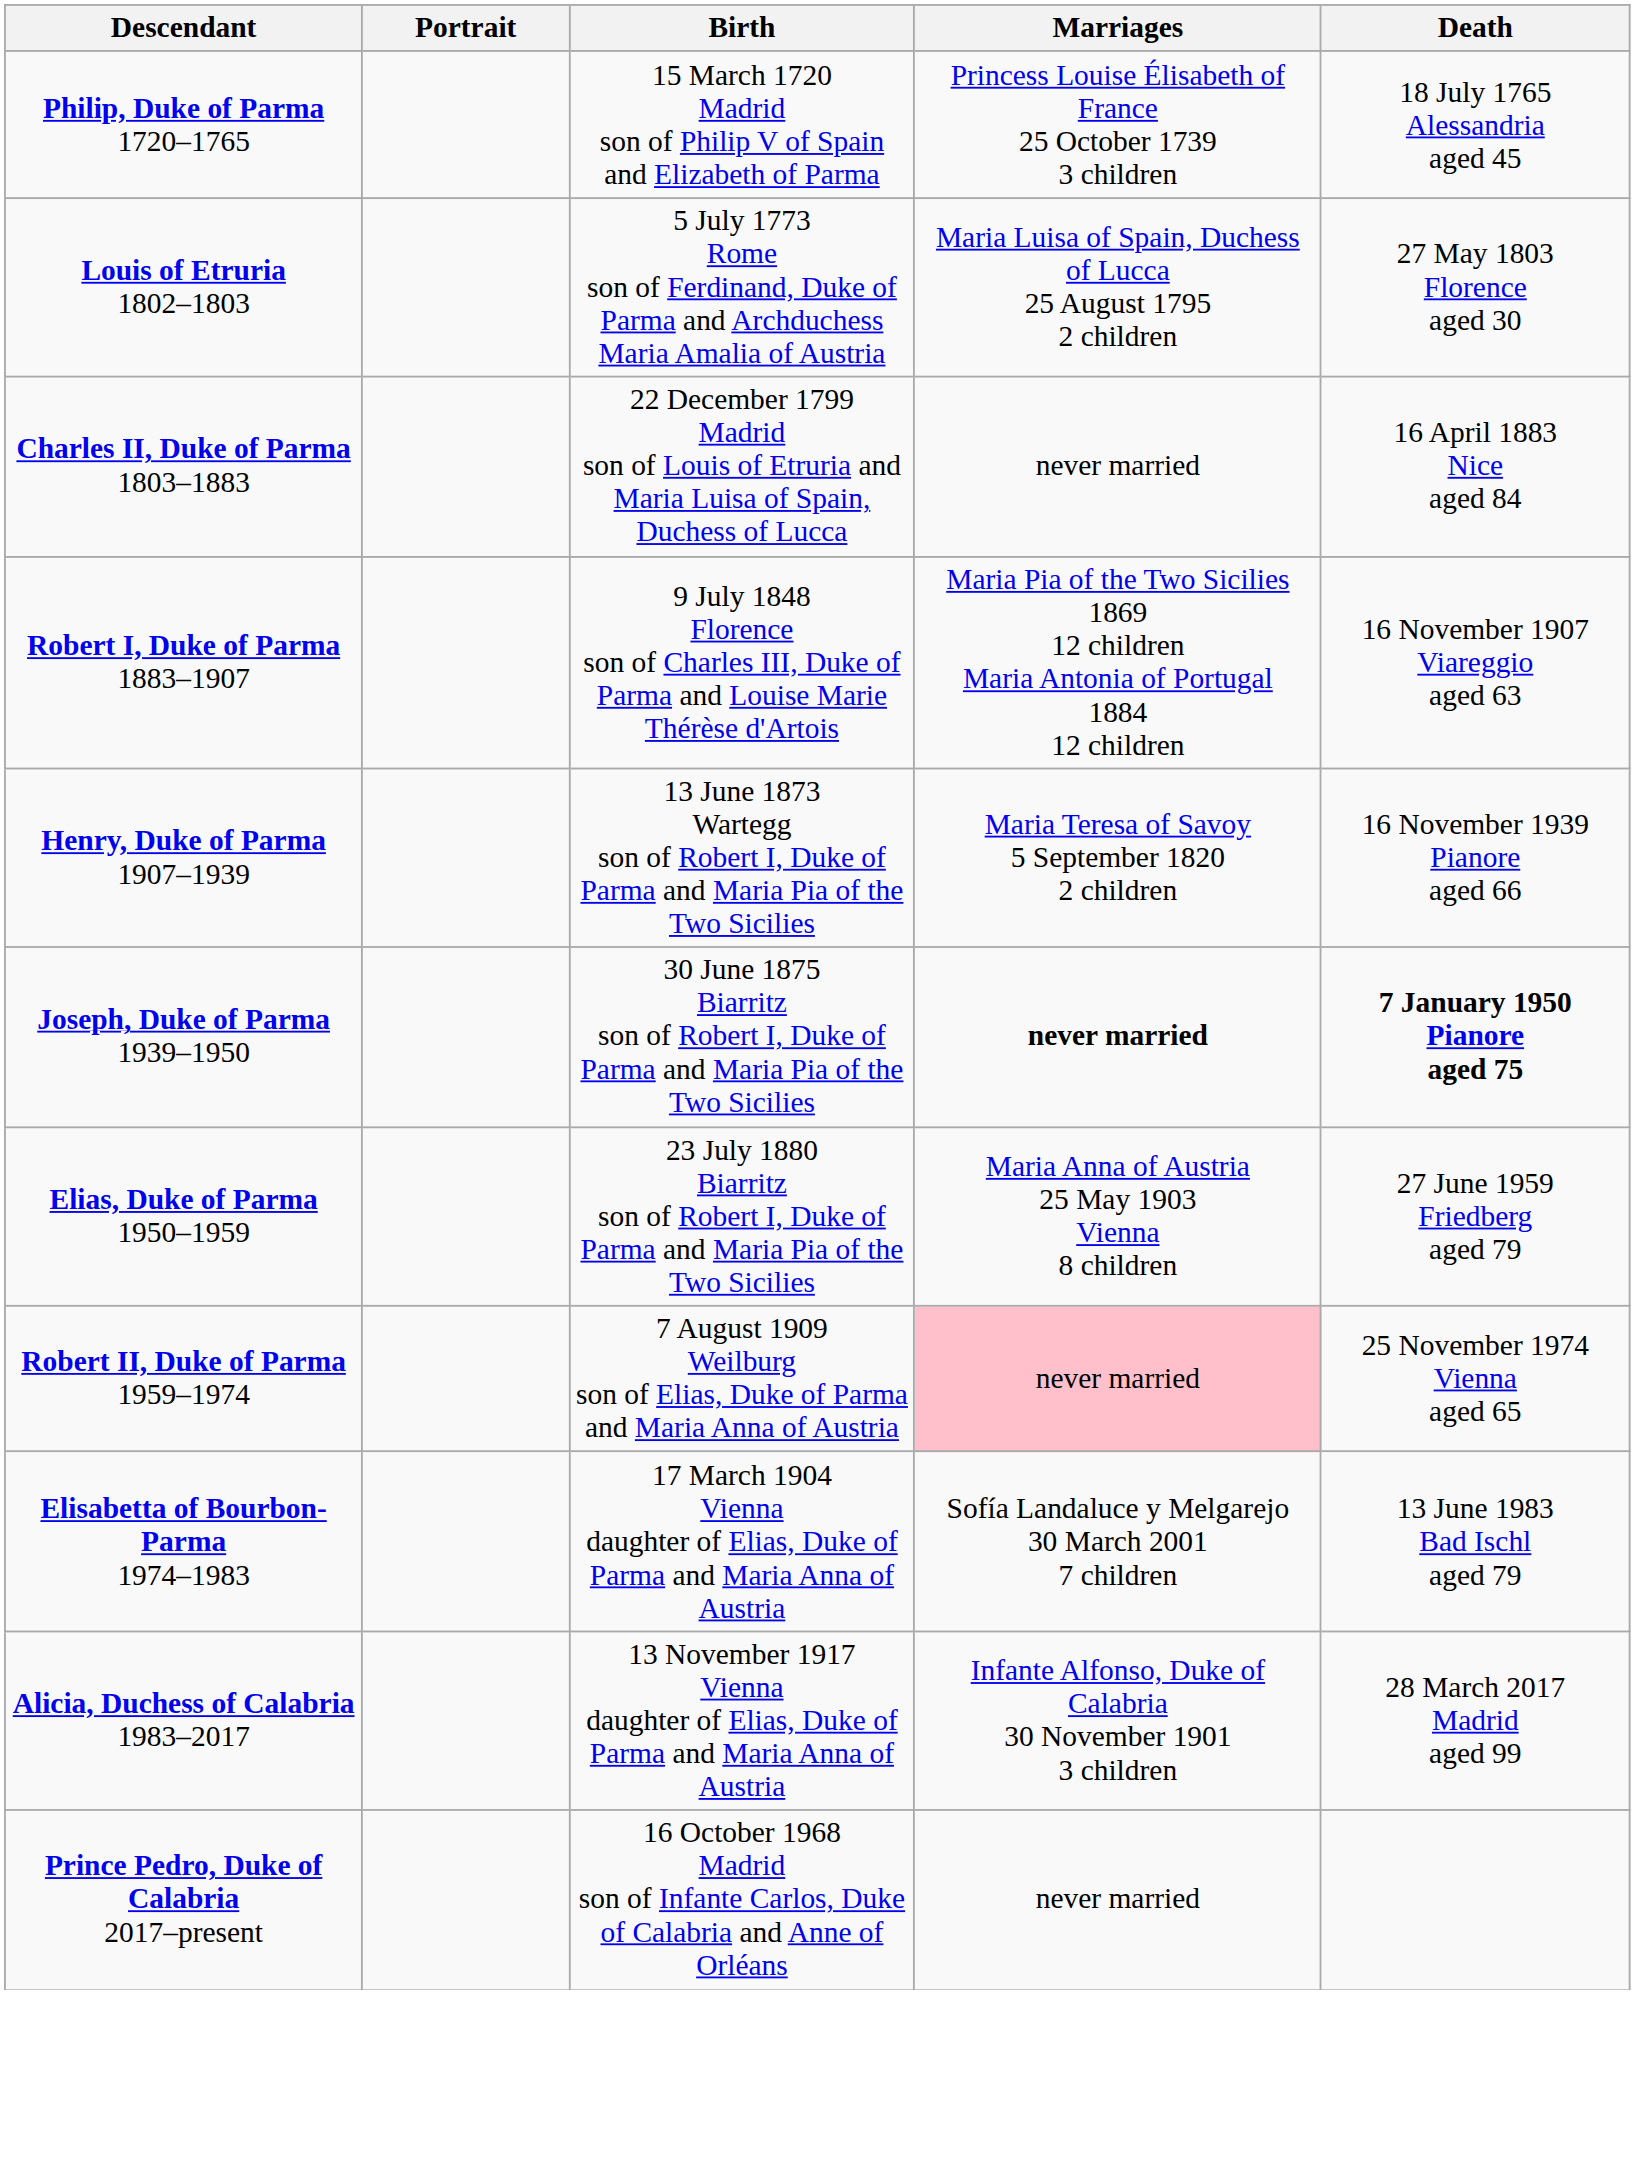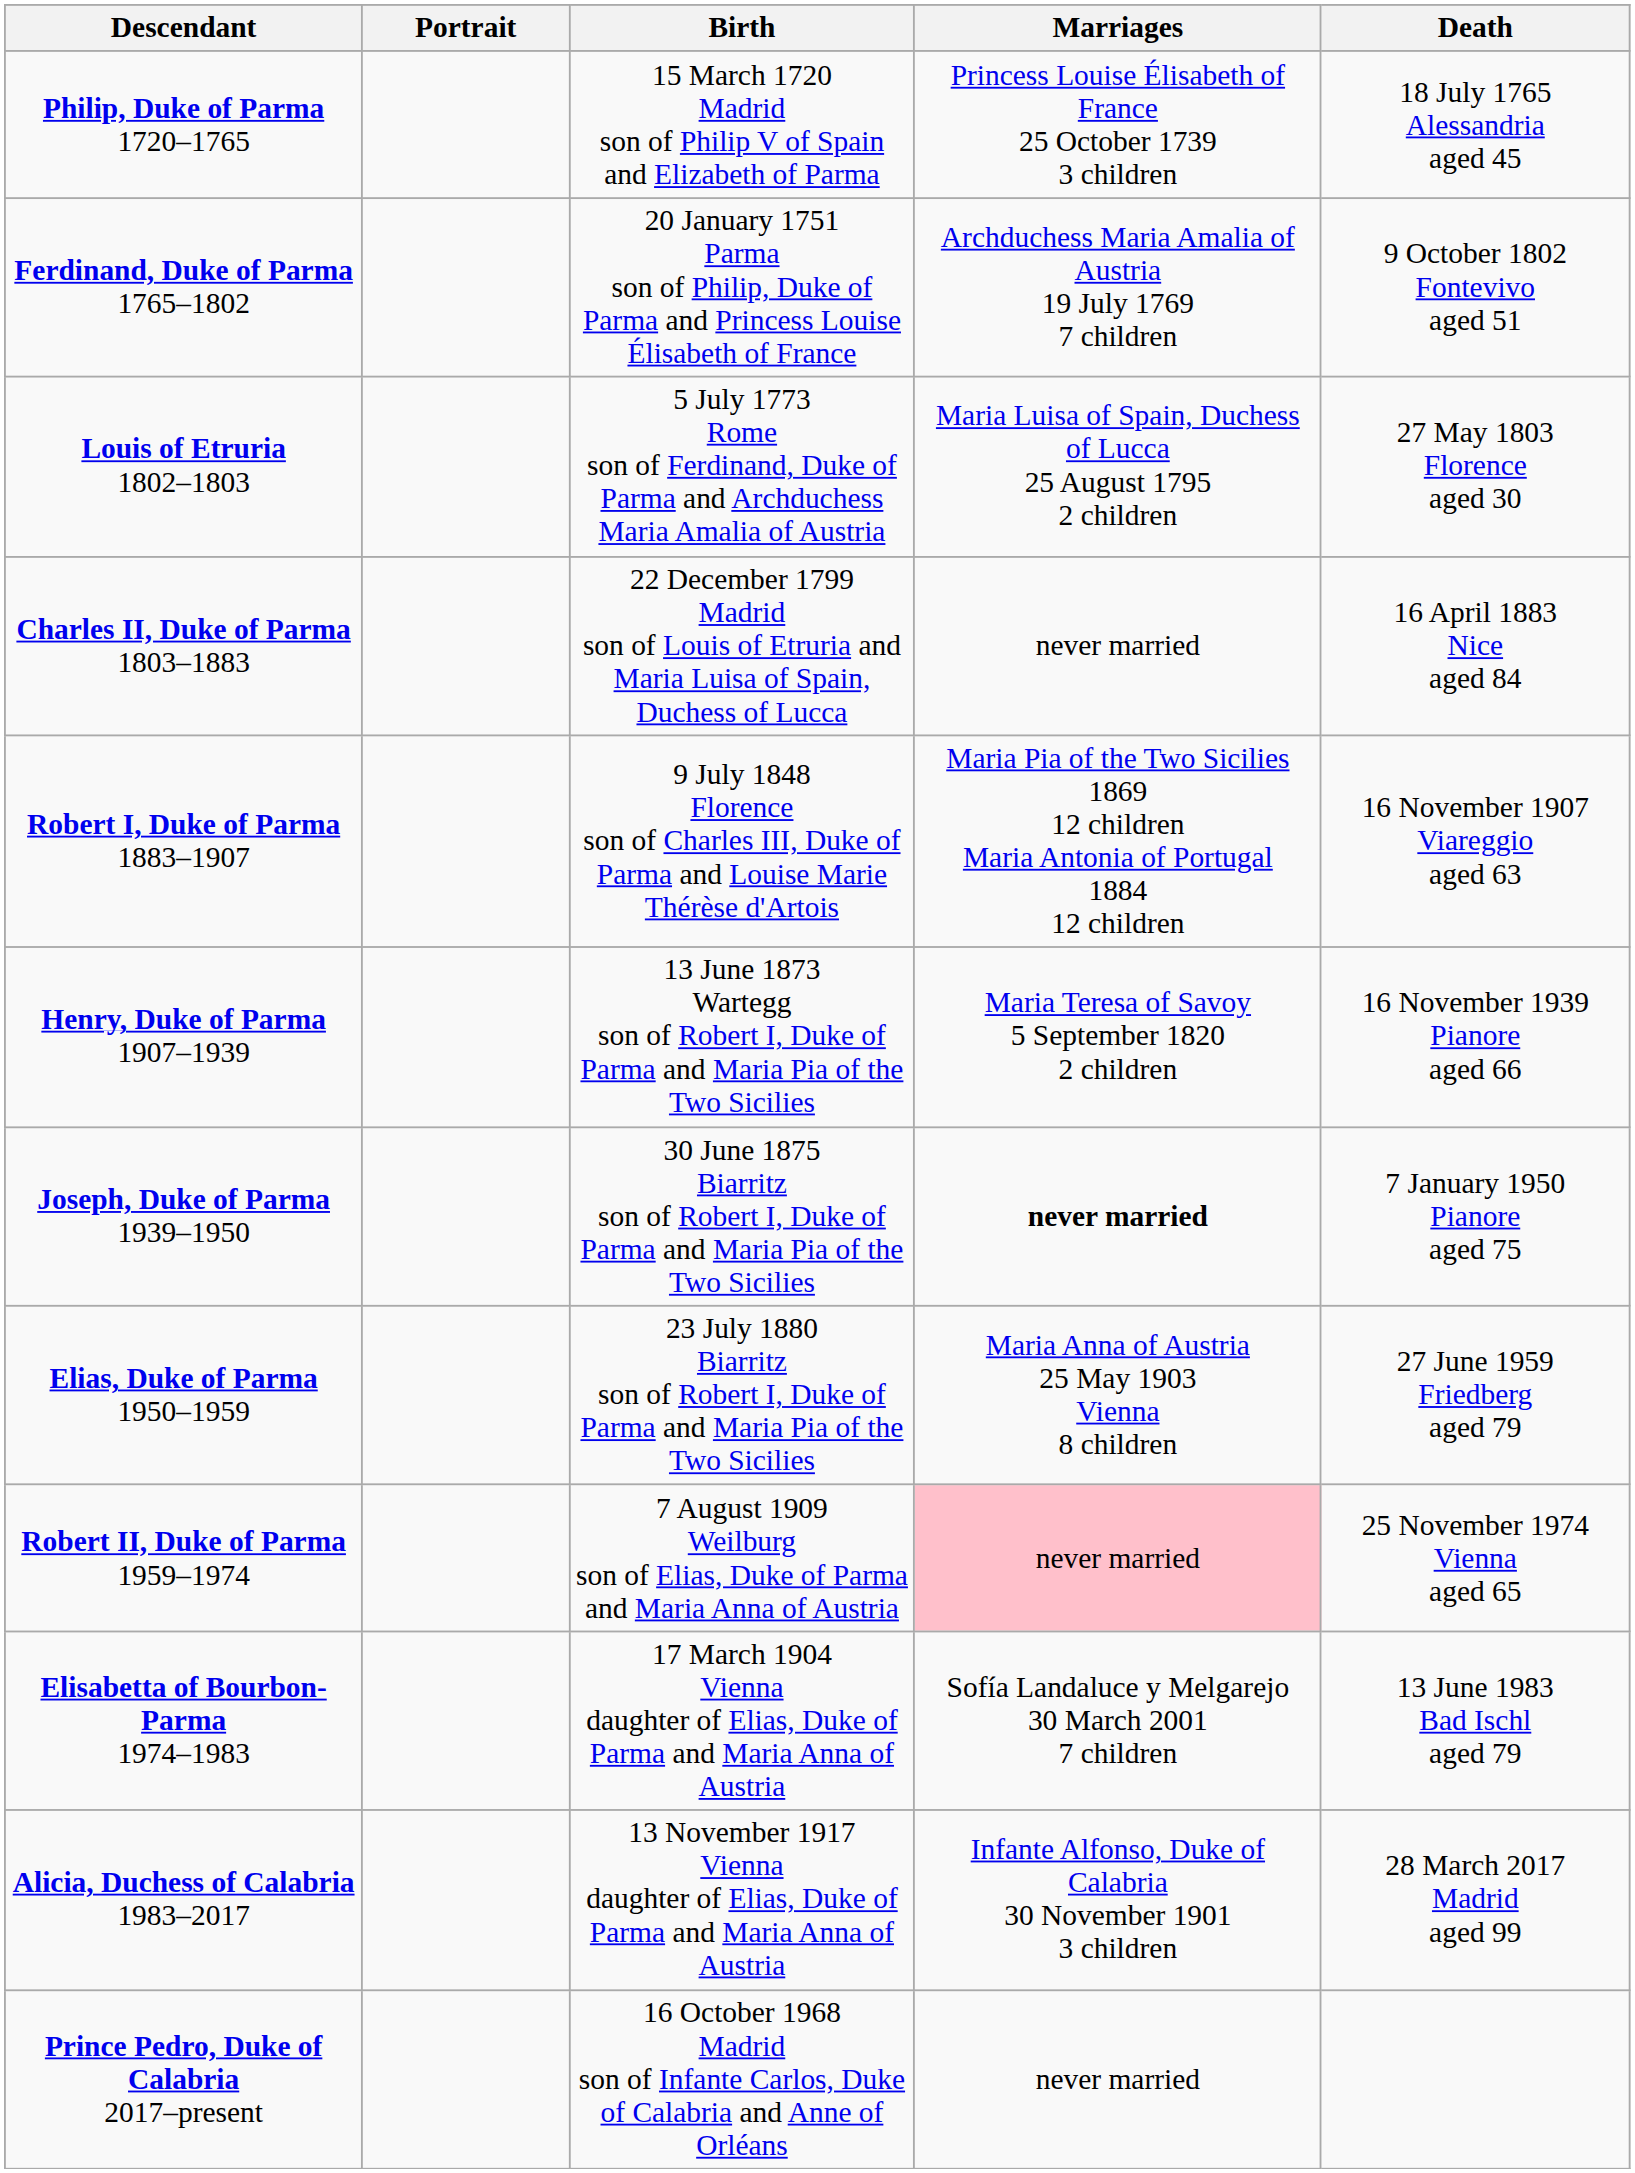+ row: (184, 286)
(1475, 1036) bold -> (1475, 1215) normal
